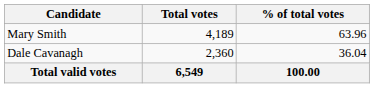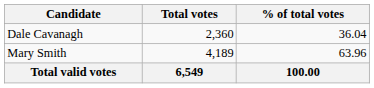rows swapped: (37, 33) <-> (45, 53)
